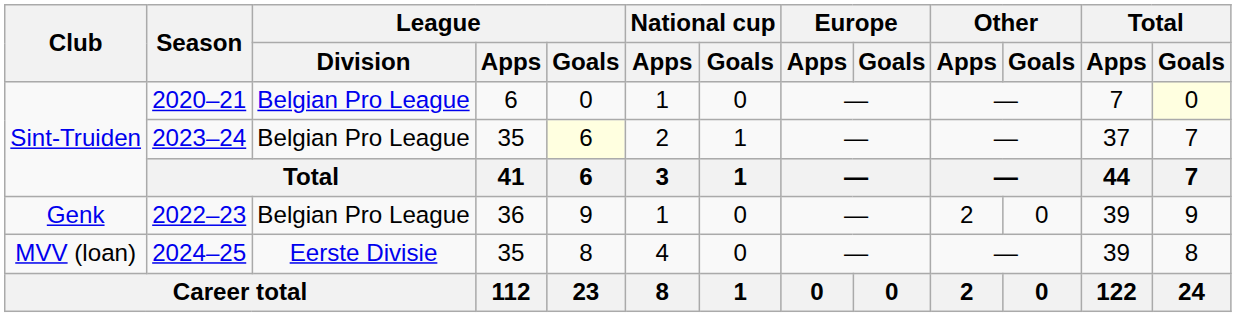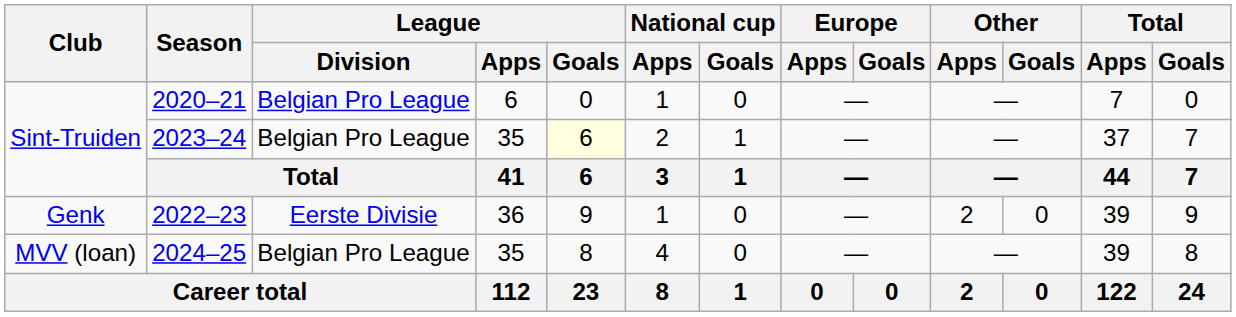(1191, 100) lightyellow background -> (1191, 100) no background
(363, 215) Belgian Pro League -> (363, 215) Eerste Divisie
(363, 253) Eerste Divisie -> (363, 253) Belgian Pro League
